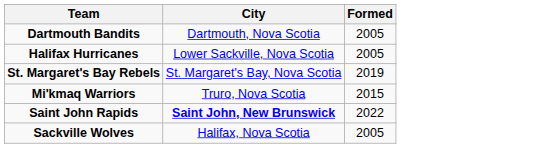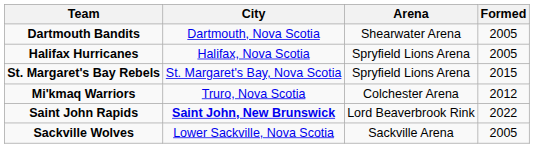+ column: (411, 14)
(254, 53) Lower Sackville, Nova Scotia -> (254, 53) Halifax, Nova Scotia
(370, 73) 2019 -> (503, 73) 2015
(370, 93) 2015 -> (503, 93) 2012
(254, 133) Halifax, Nova Scotia -> (254, 133) Lower Sackville, Nova Scotia
